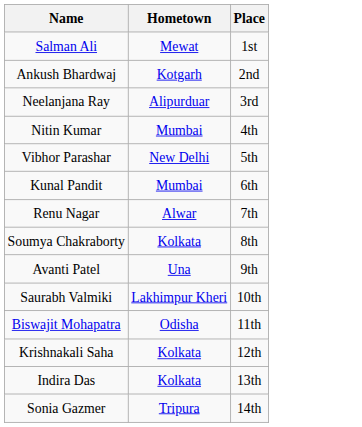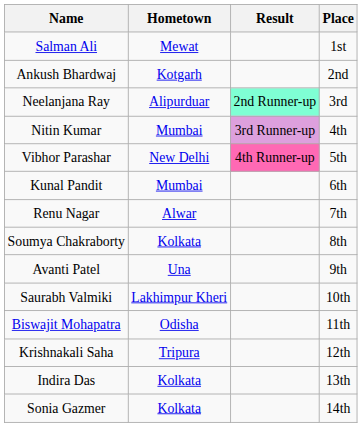+ column: (275, 18)
(179, 352) Kolkata -> (179, 352) Tripura
(179, 408) Tripura -> (179, 408) Kolkata
